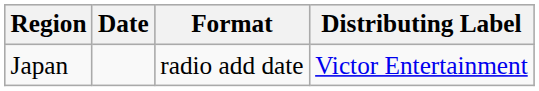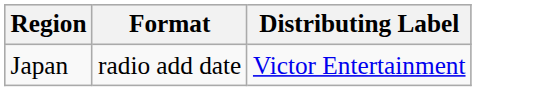- column: (123, 24)
